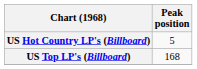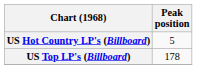(172, 56) 168 -> (172, 56) 178
